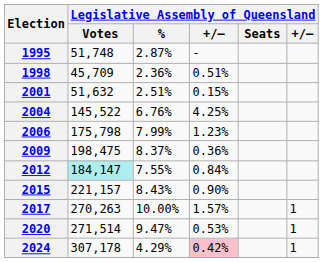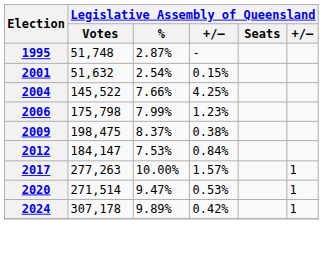- row: (36, 73)
(154, 92) 2.51% -> (154, 73) 2.54%
(154, 112) 6.76% -> (154, 92) 7.66%
(211, 151) 0.36% -> (211, 131) 0.38%
(96, 170) paleturquoise background -> (96, 151) no background
(154, 170) 7.55% -> (154, 151) 7.53%
- row: (36, 190)
(96, 209) 270,263 -> (96, 170) 277,263
(154, 248) 4.29% -> (154, 209) 9.89%
(211, 248) pink background -> (211, 209) no background
